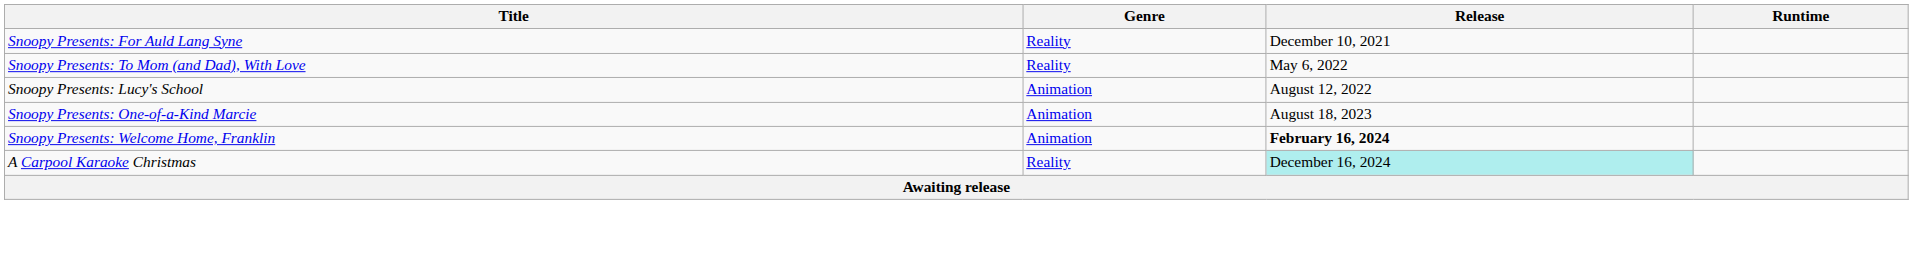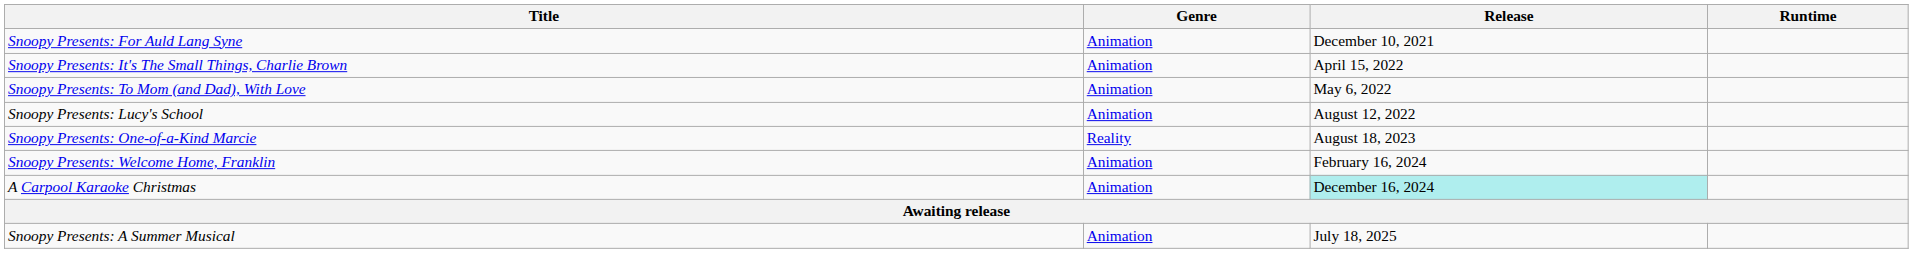(1049, 41) Reality -> (1120, 41) Animation
+ row: (178, 65)
(1049, 65) Reality -> (1120, 89) Animation
(1059, 114) Animation -> (1109, 138) Reality
(1330, 138) bold -> (1370, 162) normal
(1049, 162) Reality -> (1120, 187) Animation
+ row: (121, 235)
